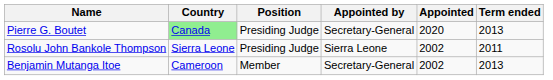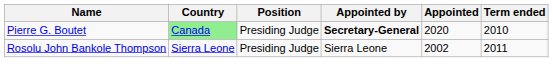(369, 30) normal -> (371, 30) bold
(491, 30) 2013 -> (496, 30) 2010
- row: (64, 65)
